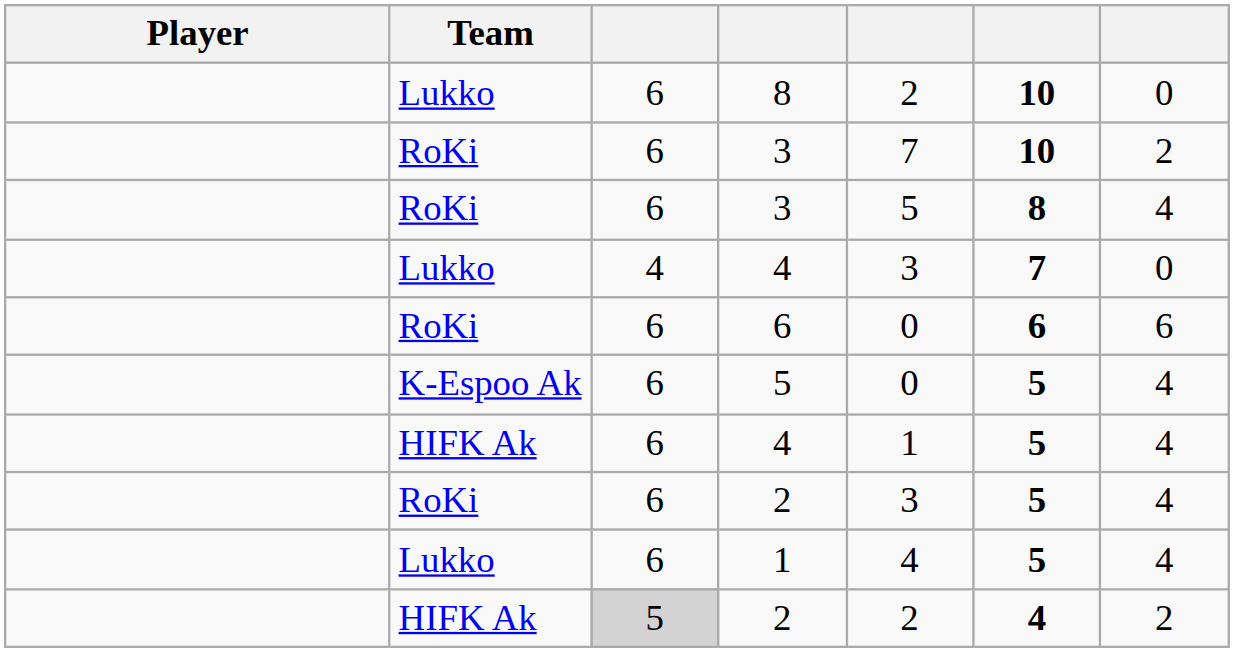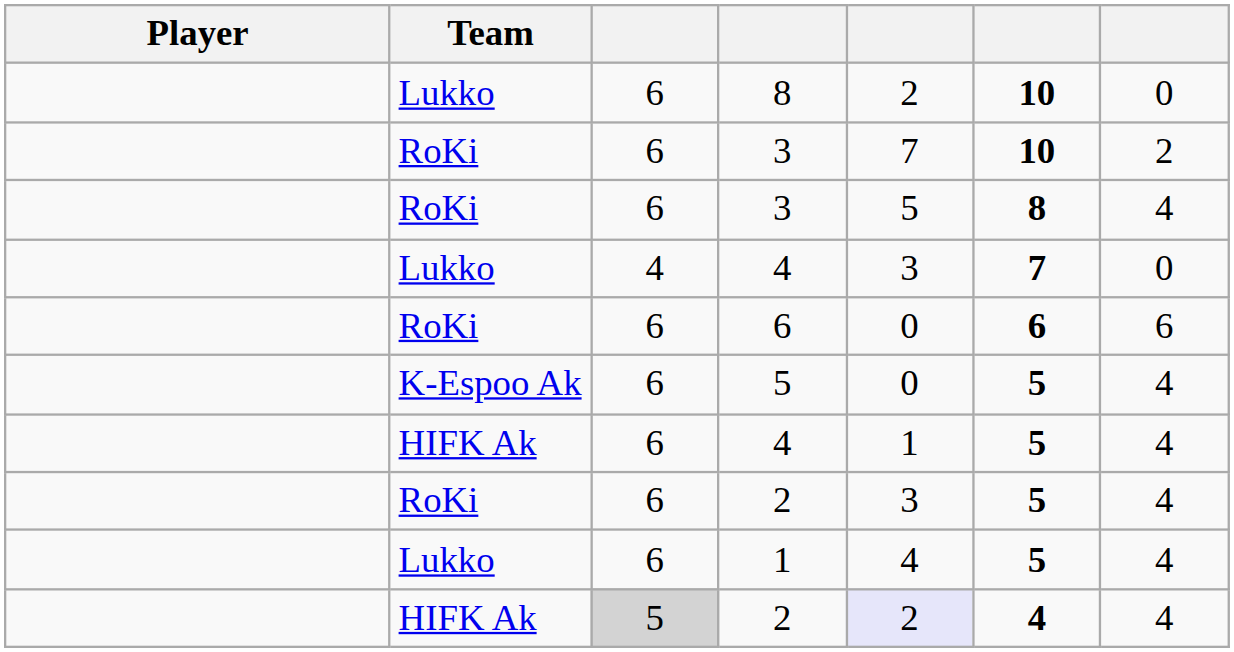(909, 617) no background -> (909, 617) lavender background
(1164, 617) 2 -> (1164, 617) 4
